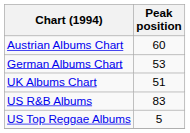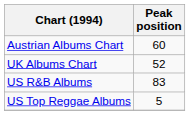- row: (65, 63)
(159, 82) 51 -> (159, 63) 52
